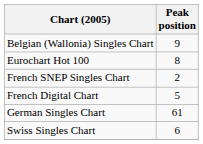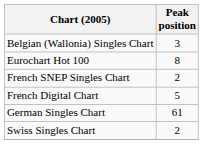(177, 43) 9 -> (177, 43) 3
(177, 130) 6 -> (177, 130) 2
